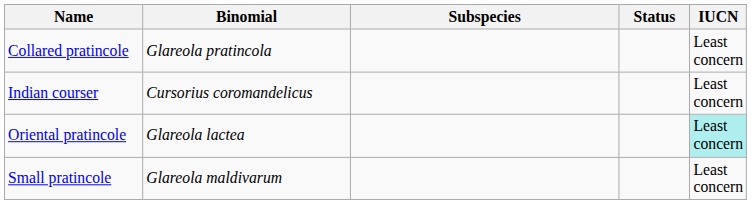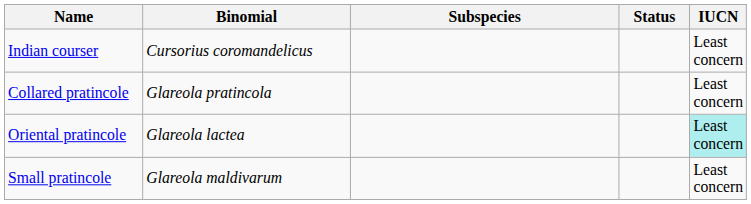rows swapped: (53, 93) <-> (68, 50)
